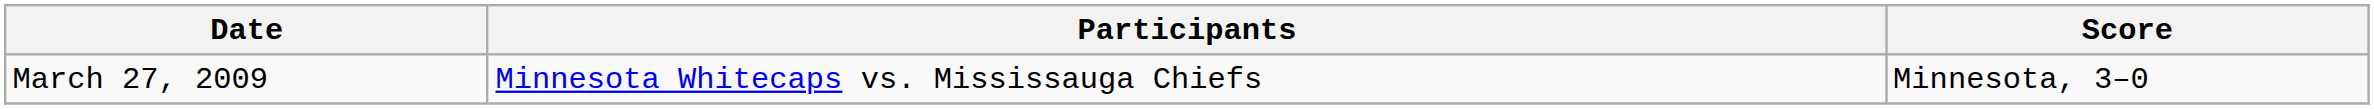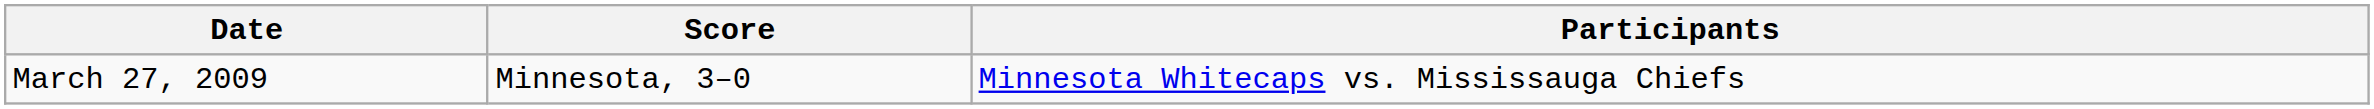columns swapped: (1187, 30) <-> (2127, 30)
